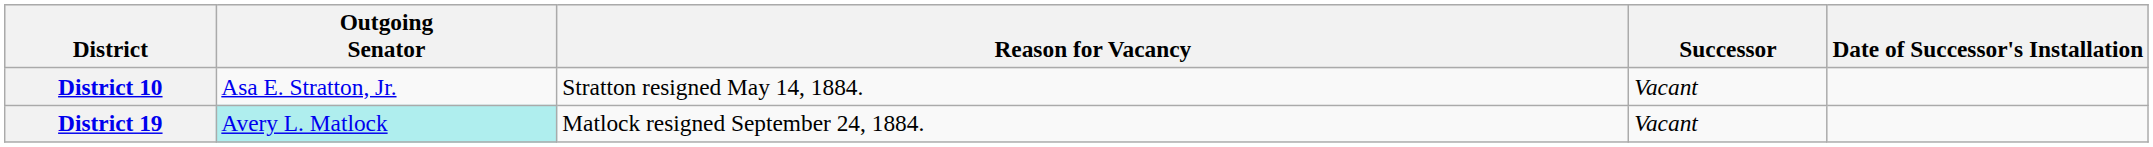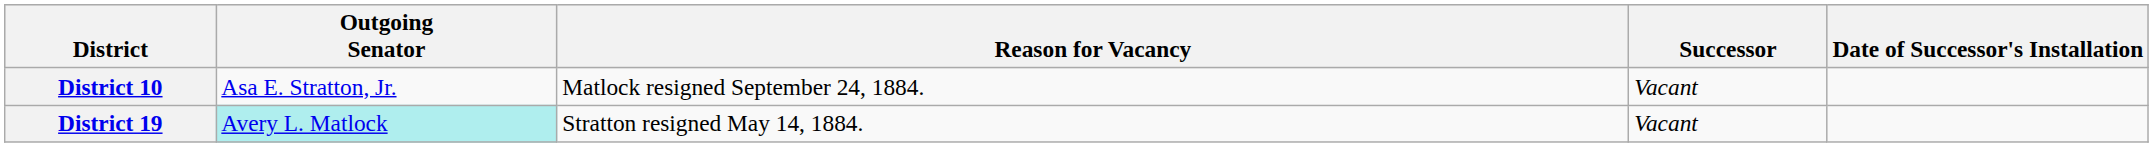(713, 86) Stratton resigned May 14, 1884. -> (743, 86) Matlock resigned September 24, 1884.
(743, 123) Matlock resigned September 24, 1884. -> (713, 123) Stratton resigned May 14, 1884.
